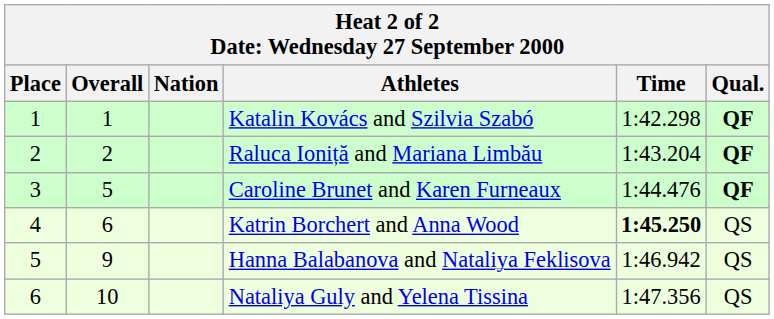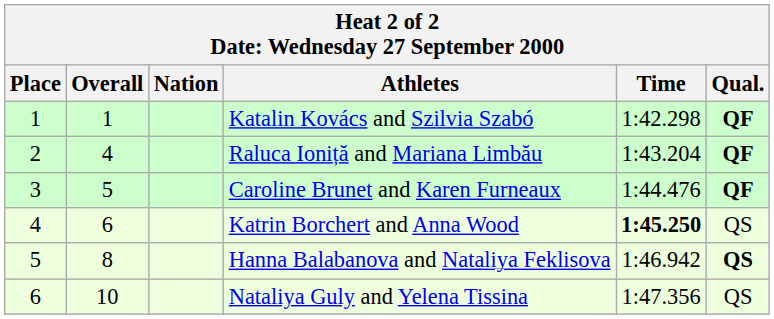(107, 154) 2 -> (107, 154) 4
(107, 260) 9 -> (107, 260) 8
(738, 260) normal -> (738, 260) bold
